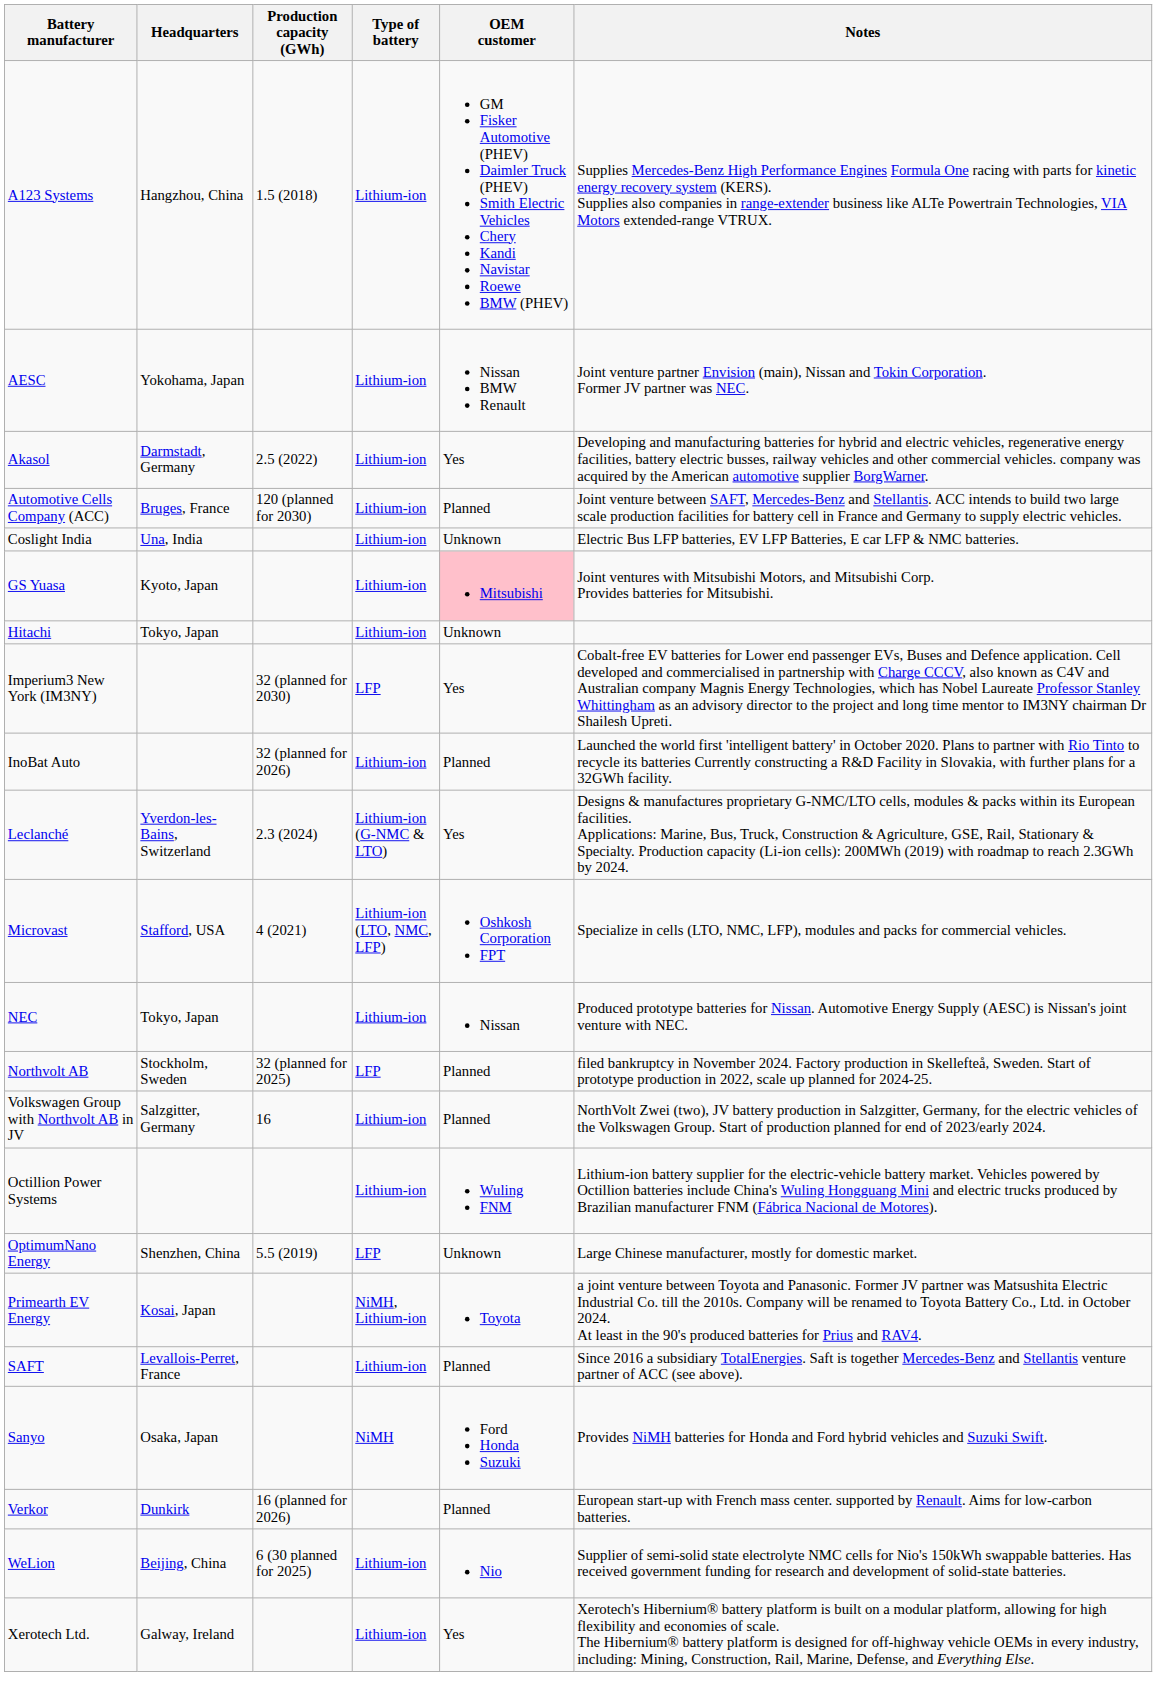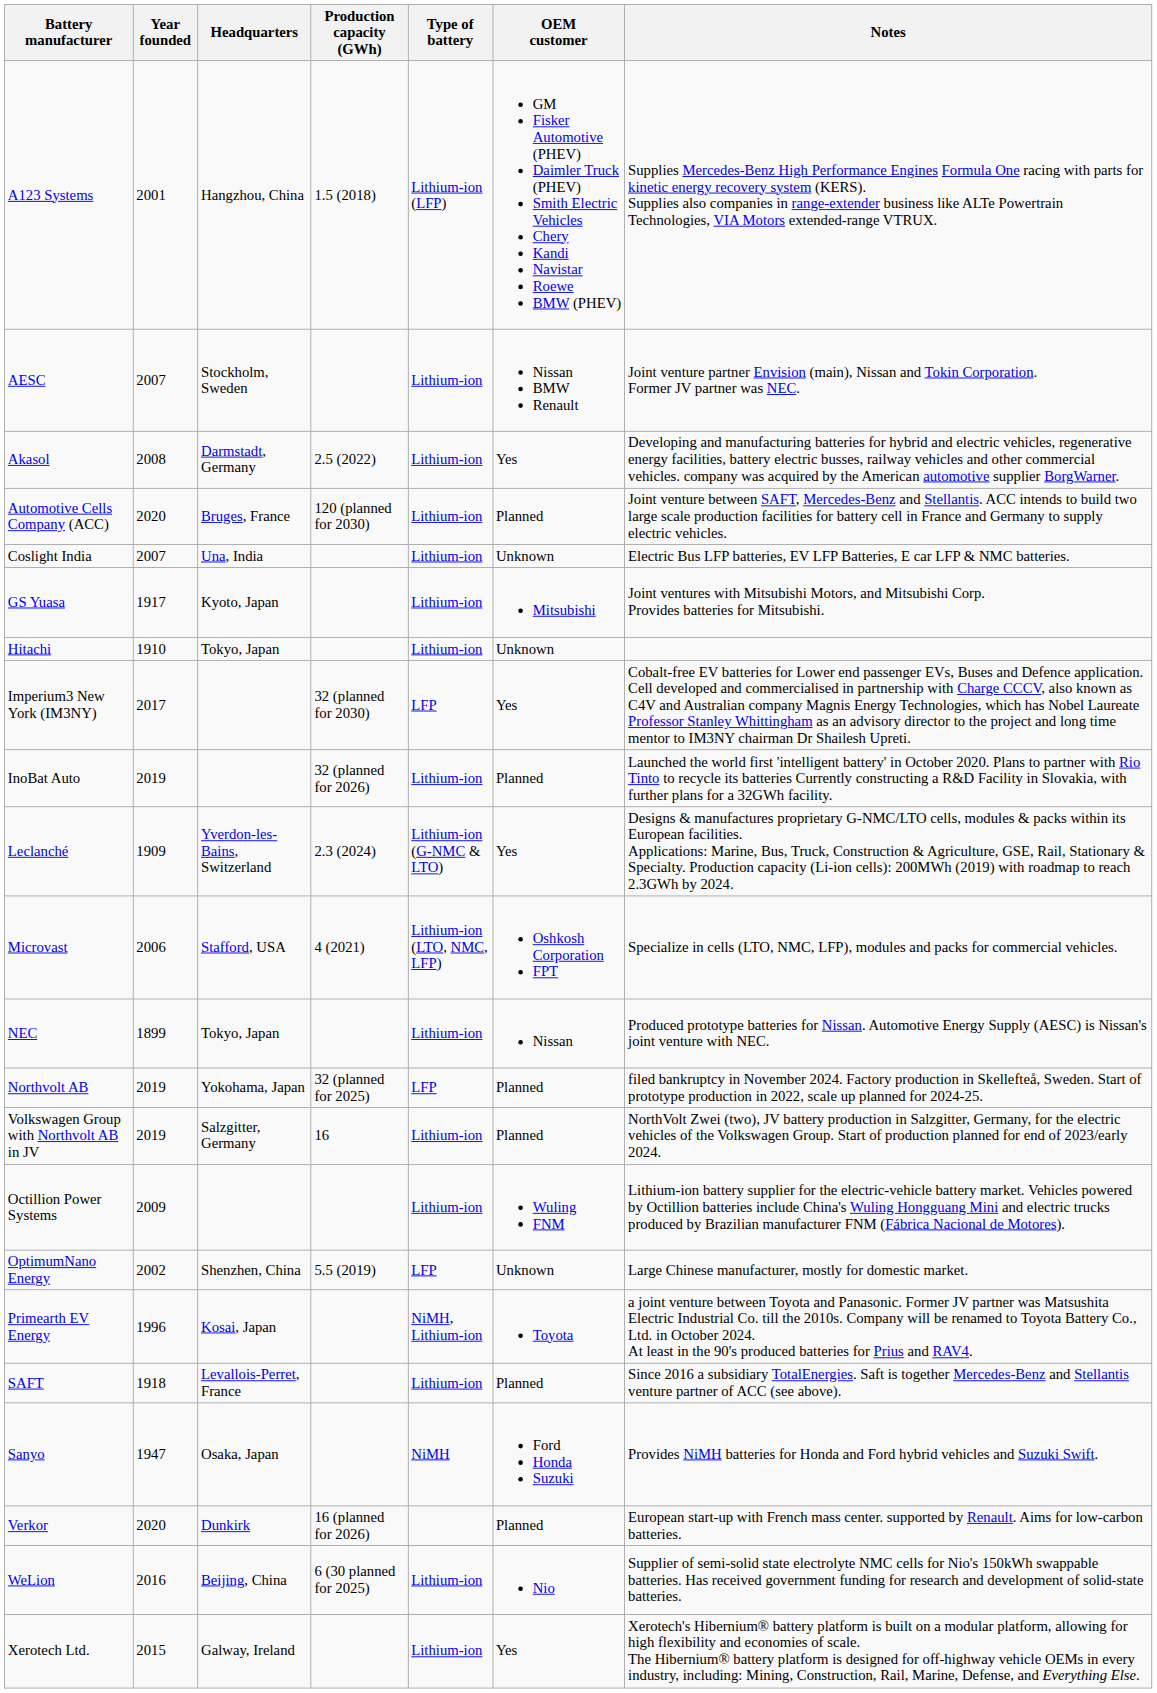+ column: (165, 32)
(391, 194) Lithium-ion -> (447, 194) Lithium-ion (LFP)
(192, 380) Yokohama, Japan -> (235, 380) Stockholm, Sweden
(507, 594) pink background -> (559, 611) no background
(174, 1071) Stockholm, Sweden -> (253, 1087) Yokohama, Japan
